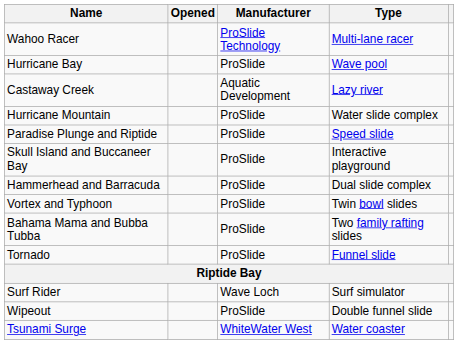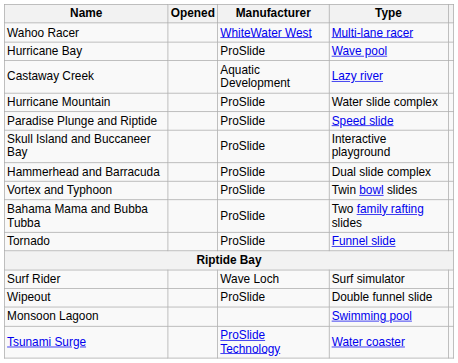(250, 39) ProSlide Technology -> (266, 32) WhiteWater West
+ row: (53, 316)
(266, 330) WhiteWater West -> (250, 342) ProSlide Technology
